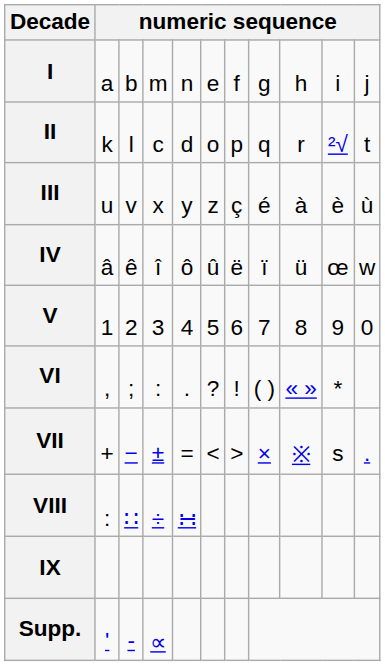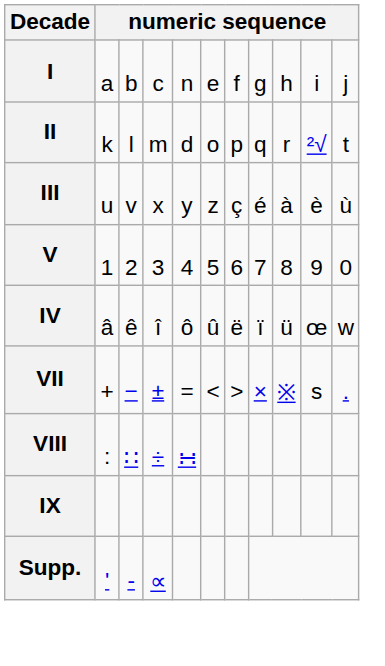(158, 83) m -> (158, 83) c
(158, 144) c -> (158, 144) m
rows swapped: (50, 254) <-> (50, 315)
- row: (50, 376)
